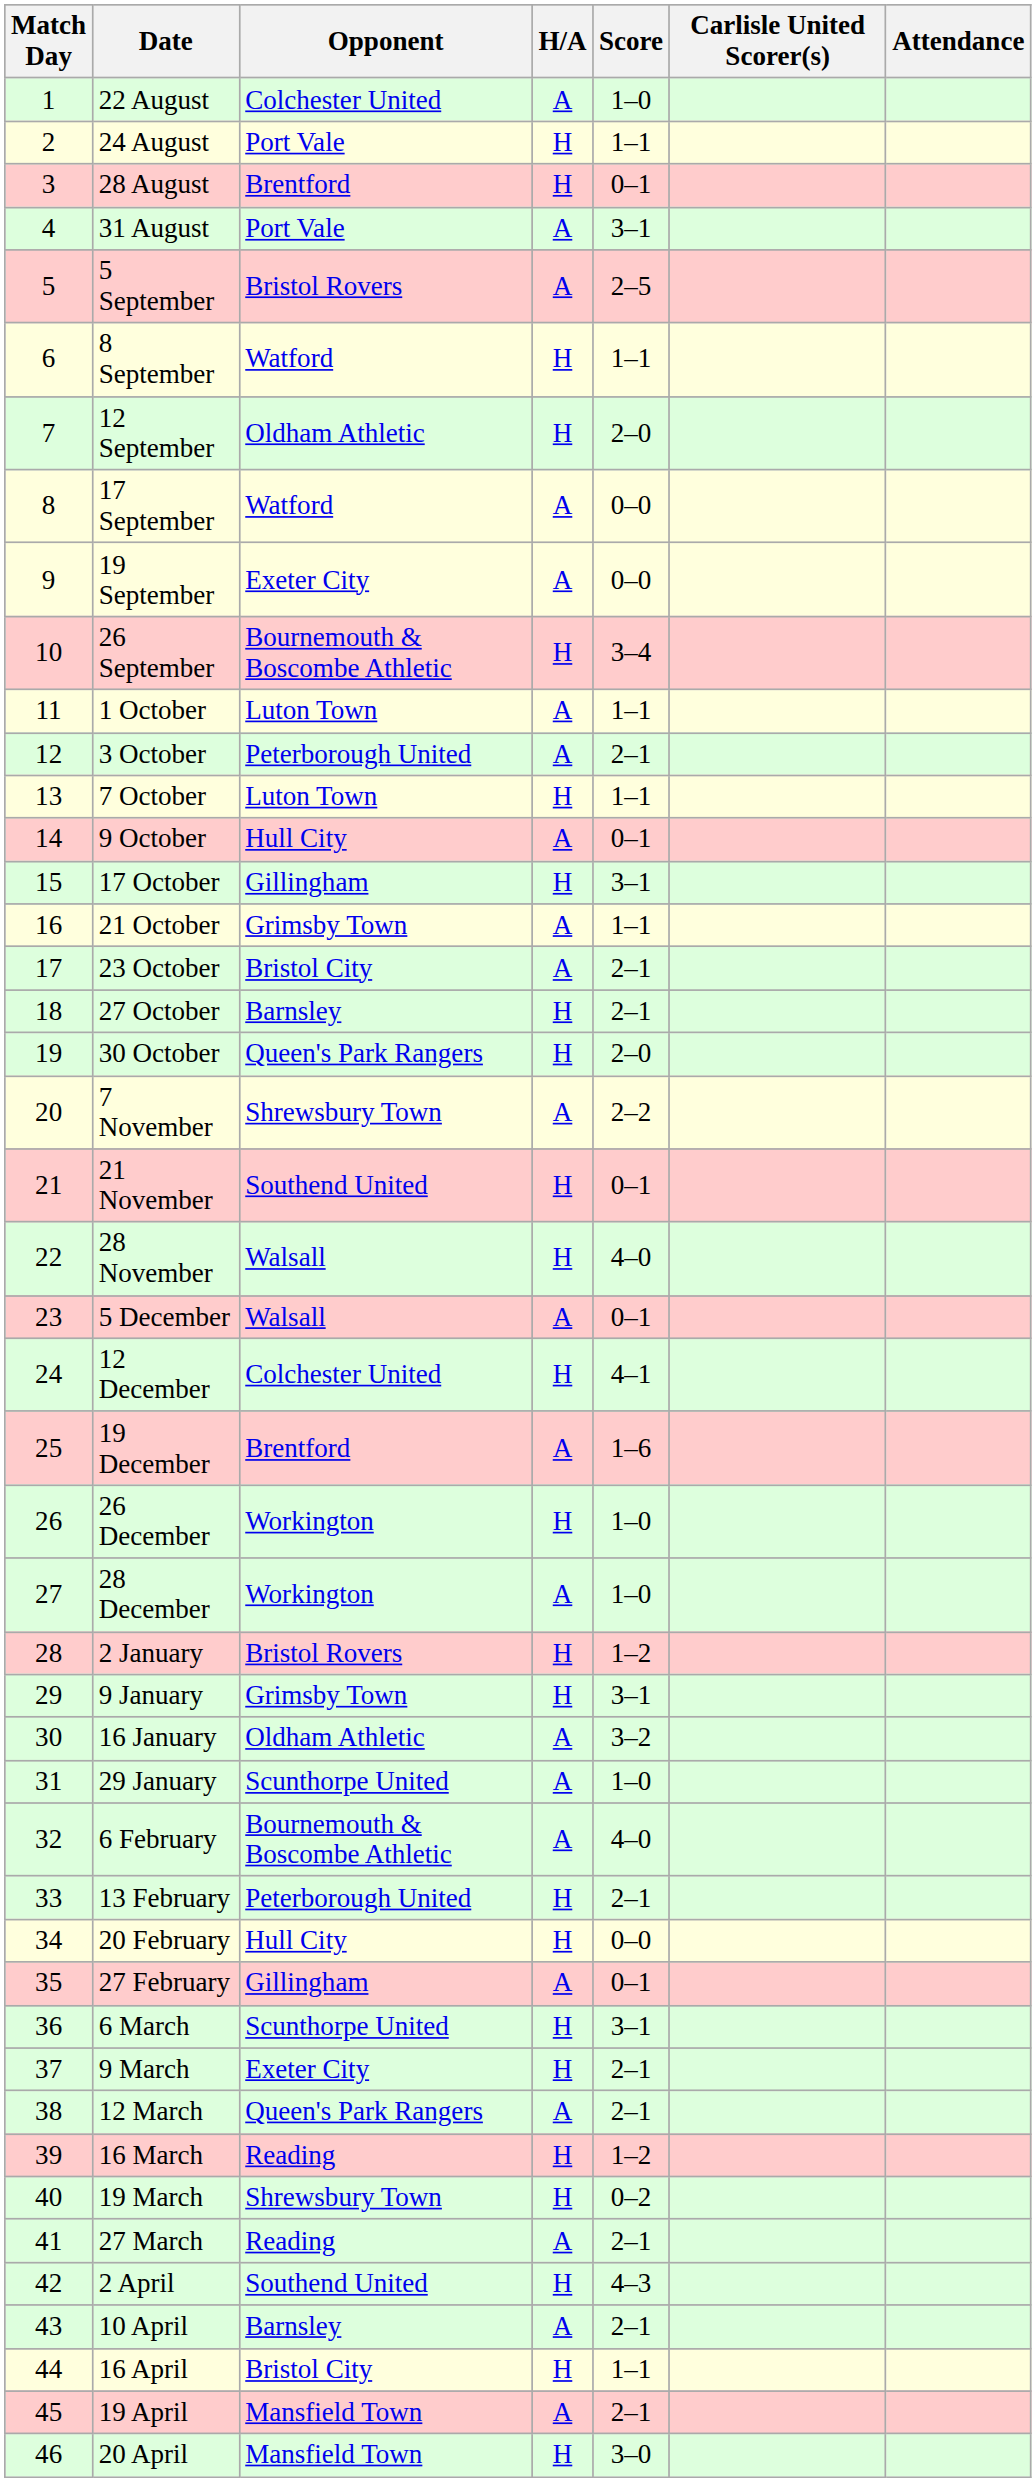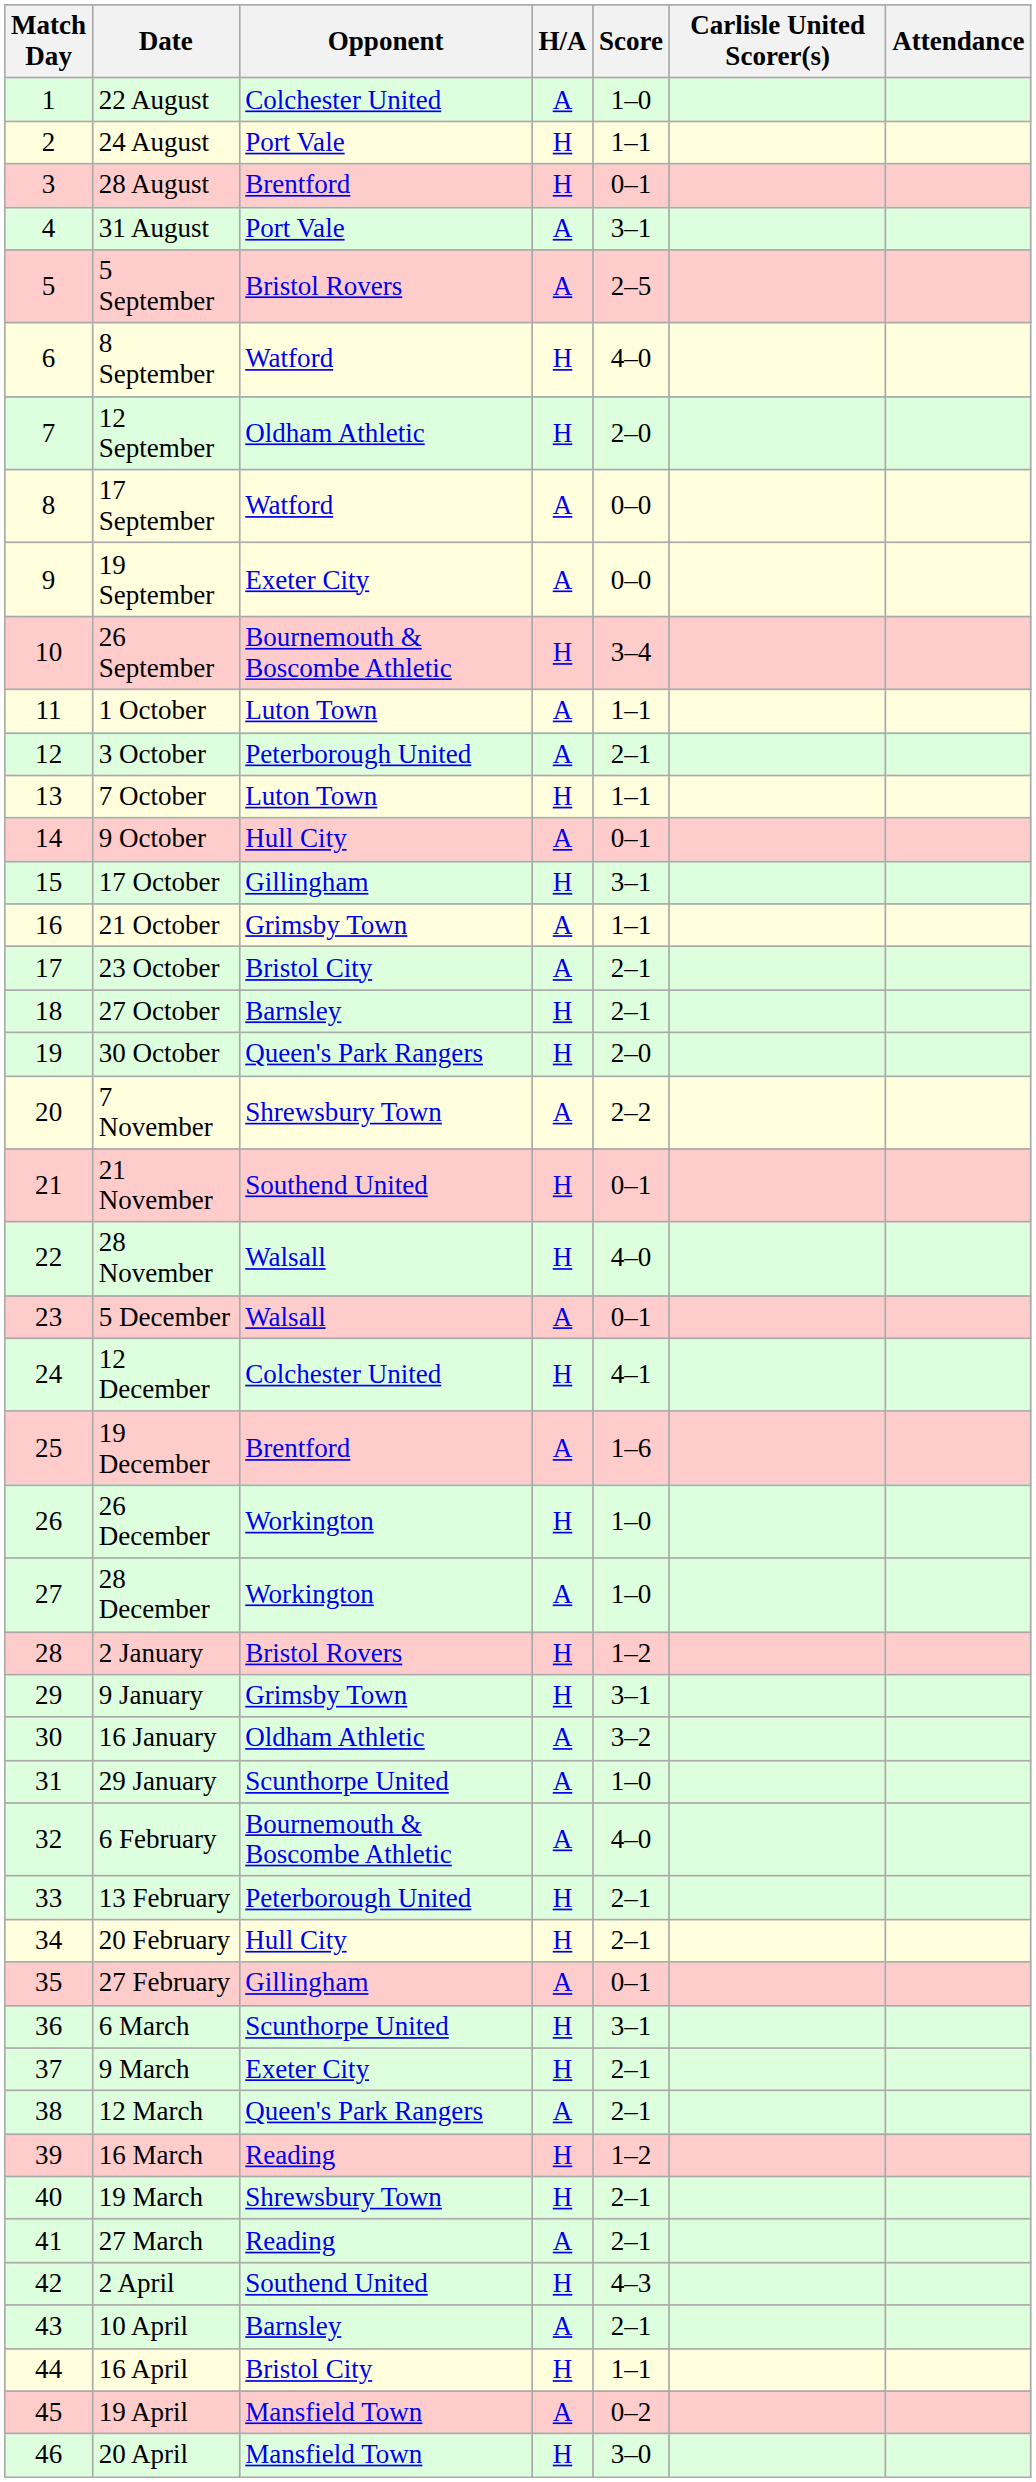(631, 359) 1–1 -> (631, 359) 4–0
(631, 1940) 0–0 -> (631, 1940) 2–1
(631, 2197) 0–2 -> (631, 2197) 2–1
(631, 2412) 2–1 -> (631, 2412) 0–2
